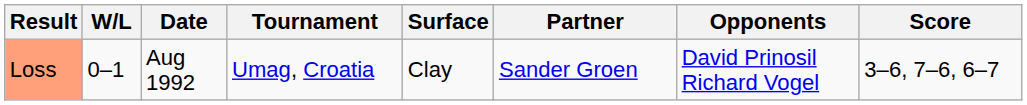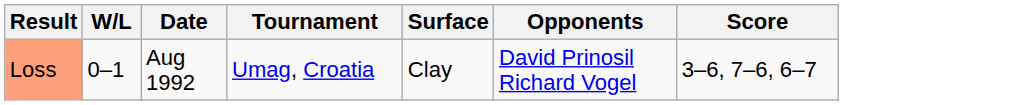- column: (585, 22)
